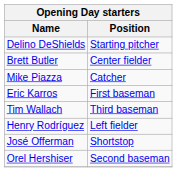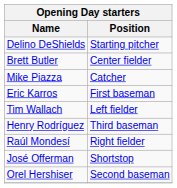(124, 110) Third baseman -> (114, 110) Left fielder
(114, 126) Left fielder -> (124, 126) Third baseman
+ row: (38, 142)
